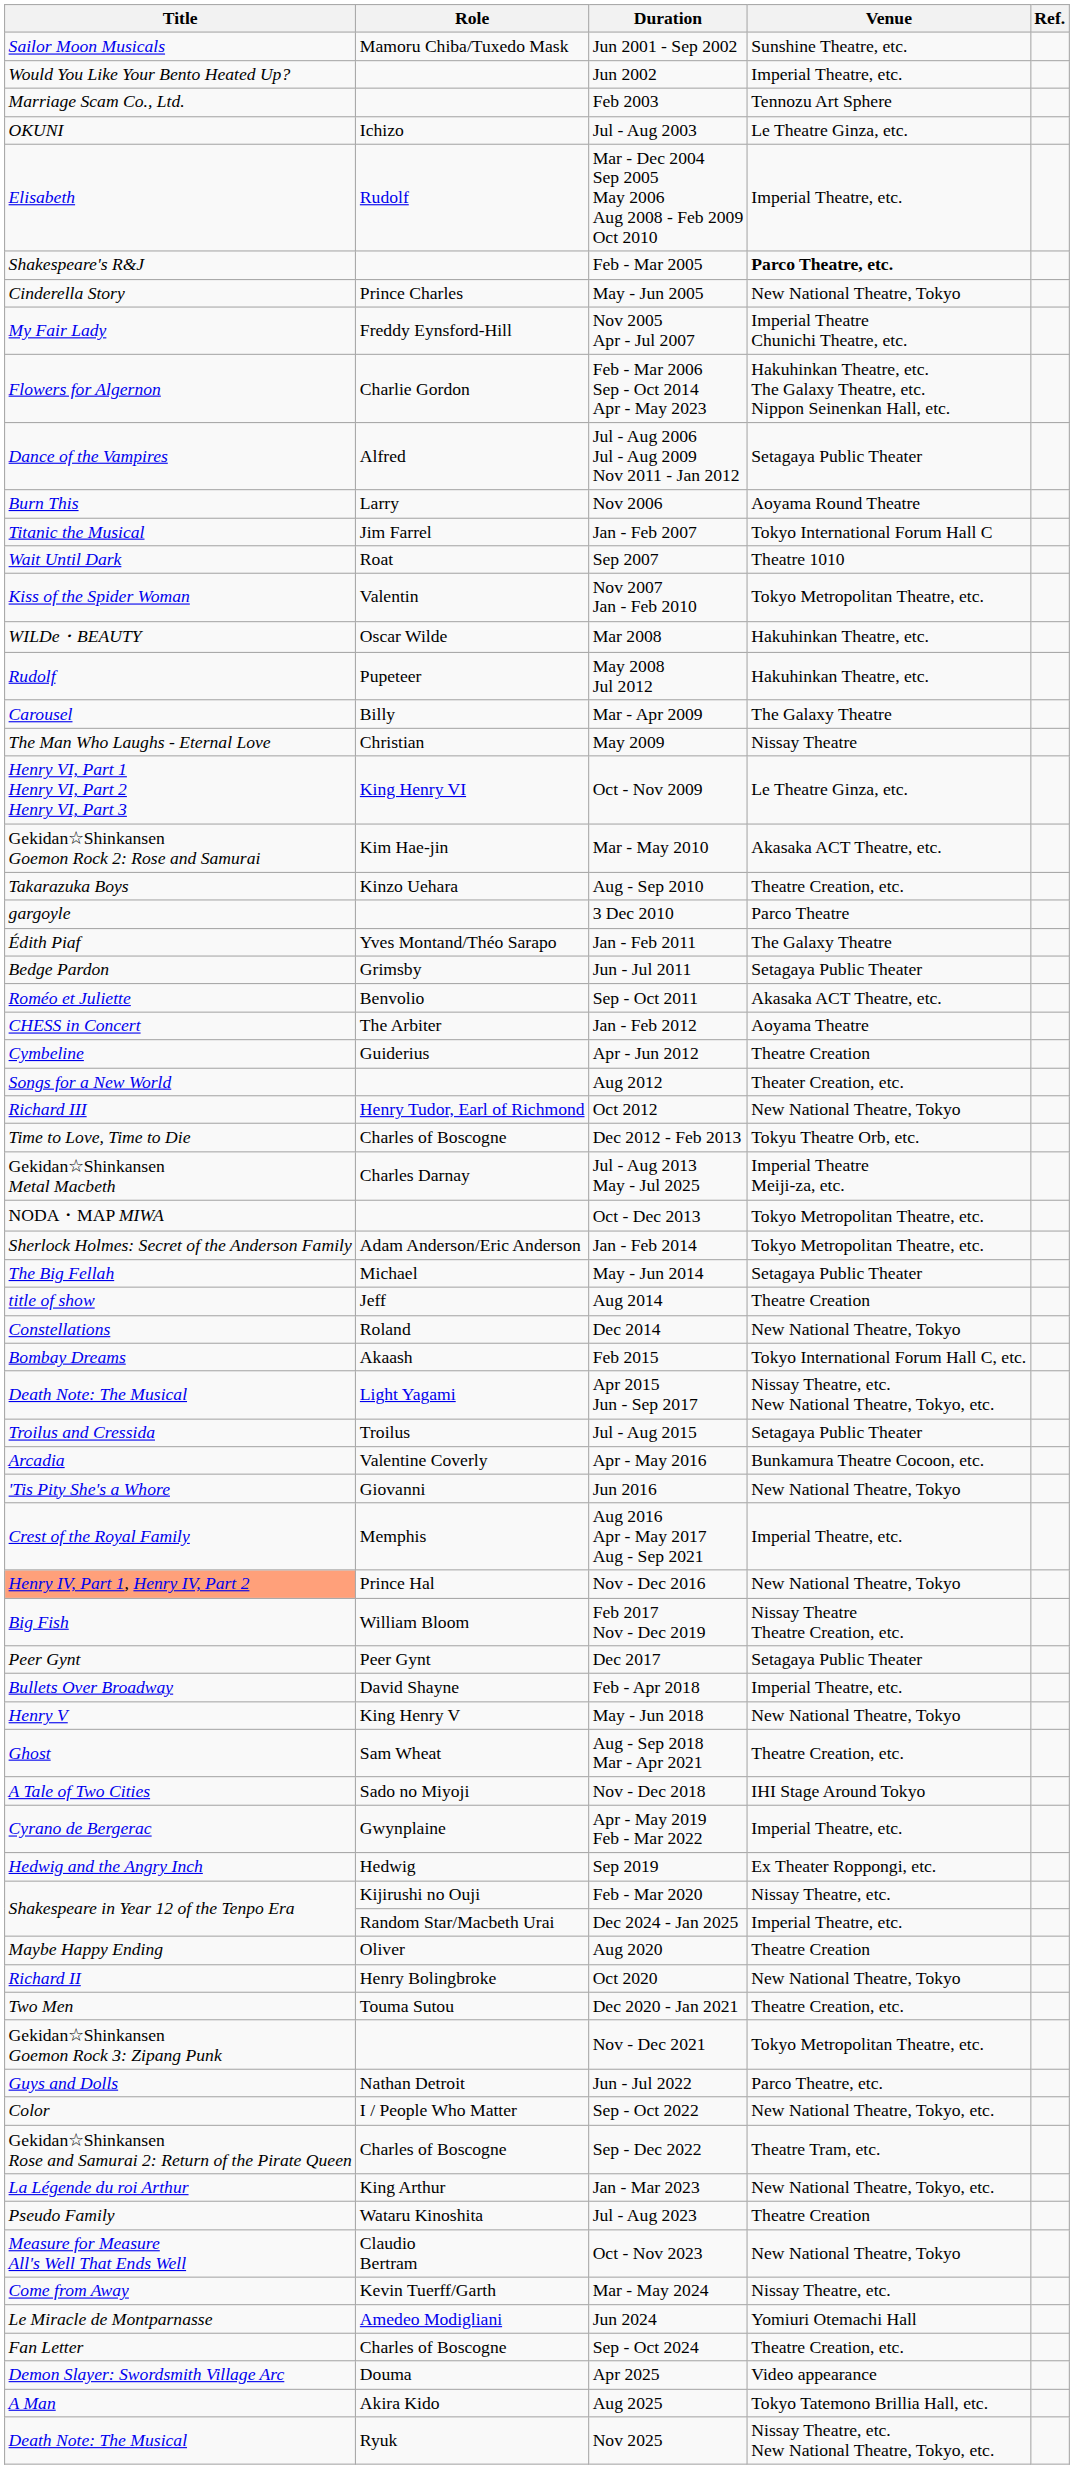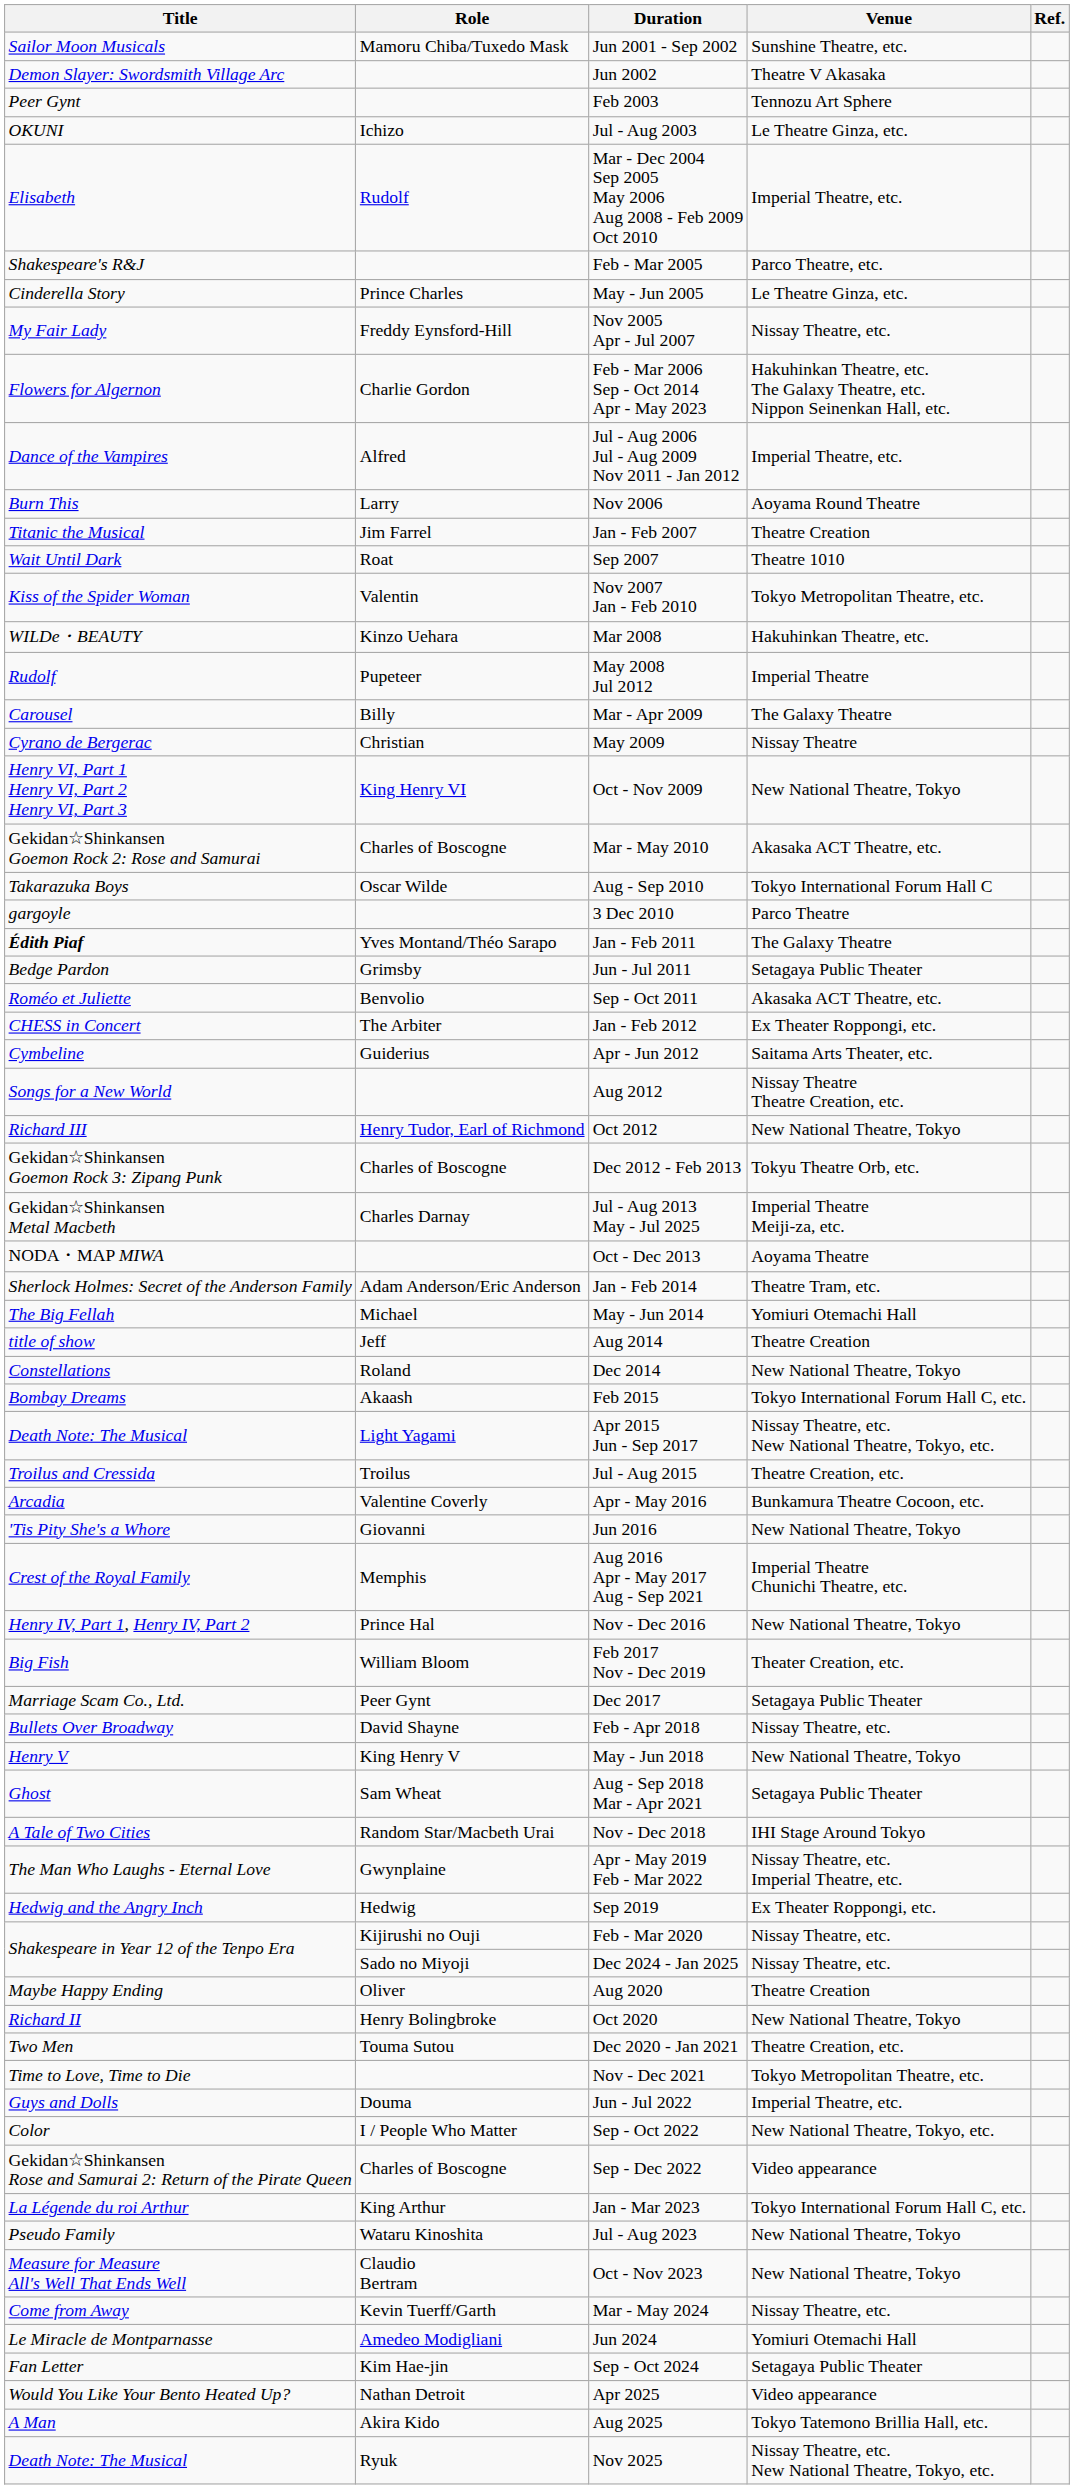(149, 74) Would You Like Your Bento Heated Up? -> (146, 74) Demon Slayer: Swordsmith Village Arc
(827, 74) Imperial Theatre, etc. -> (818, 74) Theatre V Akasaka
(97, 102) Marriage Scam Co., Ltd. -> (45, 102) Peer Gynt
(822, 265) bold -> (817, 265) normal
(856, 293) New National Theatre, Tokyo -> (830, 293) Le Theatre Ginza, etc.
(829, 330) Imperial Theatre Chunichi Theatre, etc. -> (821, 330) Nissay Theatre, etc.
(837, 455) Setagaya Public Theater -> (827, 455) Imperial Theatre, etc.
(872, 531) Tokyo International Forum Hall C -> (811, 531) Theatre Creation
(404, 636) Oscar Wilde -> (409, 636) Kinzo Uehara
(840, 676) Hakuhinkan Theatre, etc. -> (810, 676) Imperial Theatre
(140, 741) The Man Who Laughs - Eternal Love -> (80, 741) Cyrano de Bergerac
(830, 789) Le Theatre Ginza, etc. -> (856, 789) New National Theatre, Tokyo
(404, 847) Kim Hae-jin -> (433, 847) Charles of Boscogne
(409, 886) Kinzo Uehara -> (404, 886) Oscar Wilde
(828, 886) Theatre Creation, etc. -> (872, 886) Tokyo International Forum Hall C
(45, 942) normal -> (46, 942) bold
(810, 1025) Aoyama Theatre -> (844, 1025) Ex Theater Roppongi, etc.
(811, 1053) Theatre Creation -> (842, 1053) Saitama Arts Theater, etc.
(828, 1081) Theater Creation, etc. -> (828, 1091) Nissay Theatre Theatre Creation, etc.
(100, 1137) Time to Love, Time to Die -> (115, 1168) Gekidan☆Shinkansen Goemon Rock 3: Zipang Punk
(868, 1215) Tokyo Metropolitan Theatre, etc. -> (810, 1256) Aoyama Theatre
(868, 1245) Tokyo Metropolitan Theatre, etc. -> (816, 1286) Theatre Tram, etc.
(837, 1273) Setagaya Public Theater -> (834, 1313) Yomiuri Otemachi Hall
(837, 1432) Setagaya Public Theater -> (828, 1473) Theatre Creation, etc.
(827, 1536) Imperial Theatre, etc. -> (829, 1576) Imperial Theatre Chunichi Theatre, etc.
(129, 1583) lightsalmon background -> (129, 1624) no background
(828, 1621) Nissay Theatre Theatre Creation, etc. -> (828, 1662) Theater Creation, etc.
(45, 1659) Peer Gynt -> (97, 1700) Marriage Scam Co., Ltd.
(827, 1687) Imperial Theatre, etc. -> (821, 1728) Nissay Theatre, etc.
(828, 1753) Theatre Creation, etc. -> (837, 1793) Setagaya Public Theater
(415, 1790) Sado no Miyoji -> (457, 1831) Random Star/Macbeth Urai
(80, 1828) Cyrano de Bergerac -> (140, 1869) The Man Who Laughs - Eternal Love
(827, 1828) Imperial Theatre, etc. -> (827, 1869) Nissay Theatre, etc. Imperial Theatre, etc.
(457, 1922) Random Star/Macbeth Urai -> (415, 1963) Sado no Miyoji
(827, 1922) Imperial Theatre, etc. -> (821, 1963) Nissay Theatre, etc.
(115, 2045) Gekidan☆Shinkansen Goemon Rock 3: Zipang Punk -> (100, 2074) Time to Love, Time to Die
(412, 2082) Nathan Detroit -> (386, 2102) Douma
(817, 2082) Parco Theatre, etc. -> (827, 2102) Imperial Theatre, etc.
(816, 2149) Theatre Tram, etc. -> (814, 2168) Video appearance
(873, 2187) New National Theatre, Tokyo, etc. -> (889, 2207) Tokyo International Forum Hall C, etc.
(811, 2215) Theatre Creation -> (856, 2235) New National Theatre, Tokyo
(433, 2346) Charles of Boscogne -> (404, 2366) Kim Hae-jin
(828, 2346) Theatre Creation, etc. -> (837, 2366) Setagaya Public Theater
(146, 2374) Demon Slayer: Swordsmith Village Arc -> (149, 2394) Would You Like Your Bento Heated Up?
(386, 2374) Douma -> (412, 2394) Nathan Detroit
